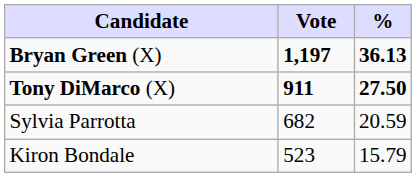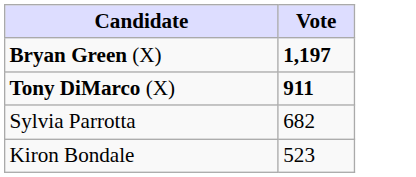- column: (383, 21)
